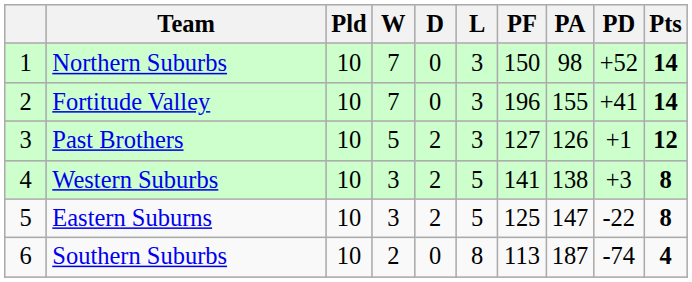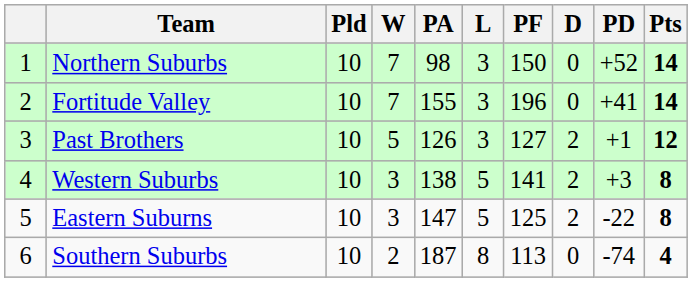columns swapped: (435, 23) <-> (570, 23)
